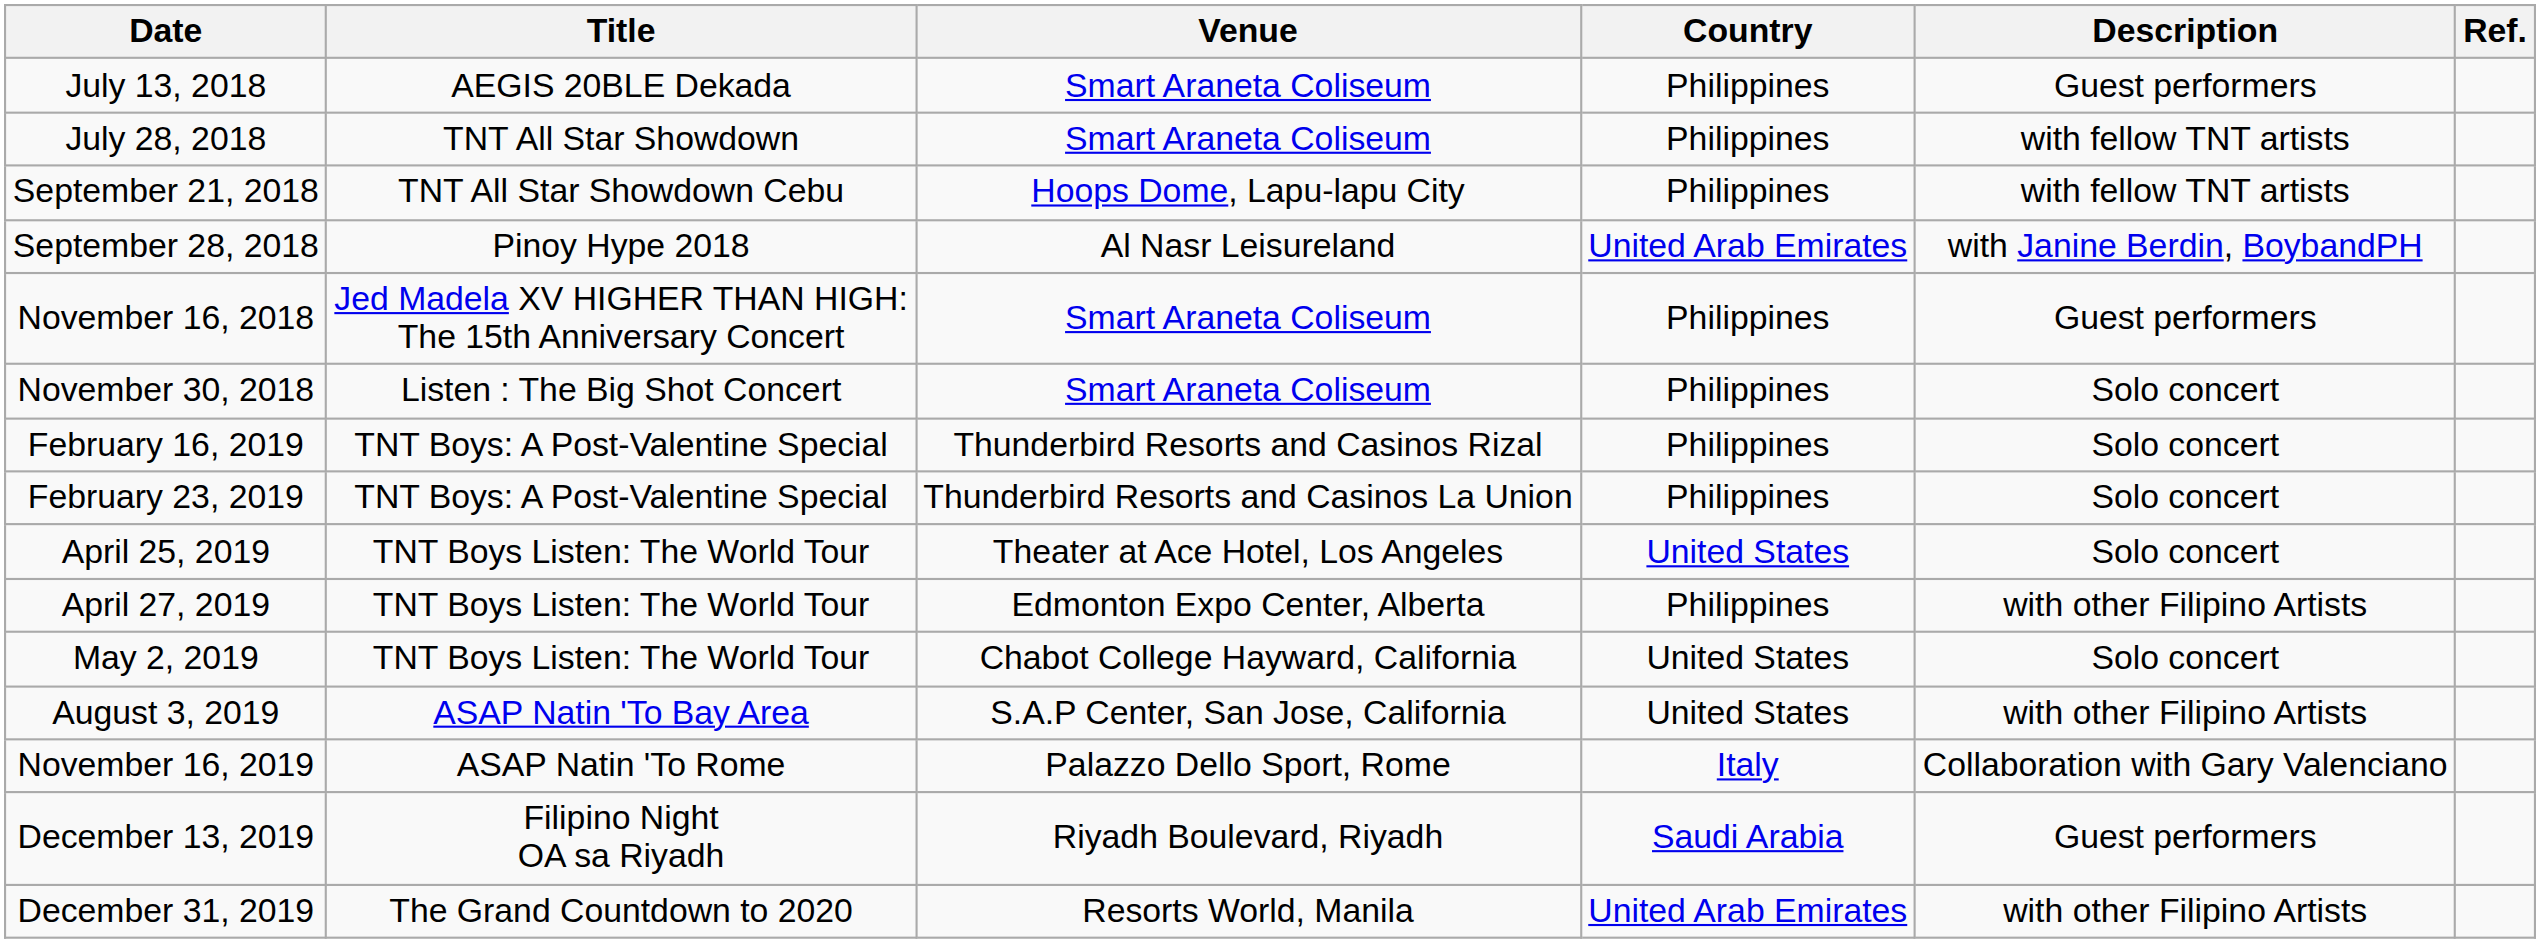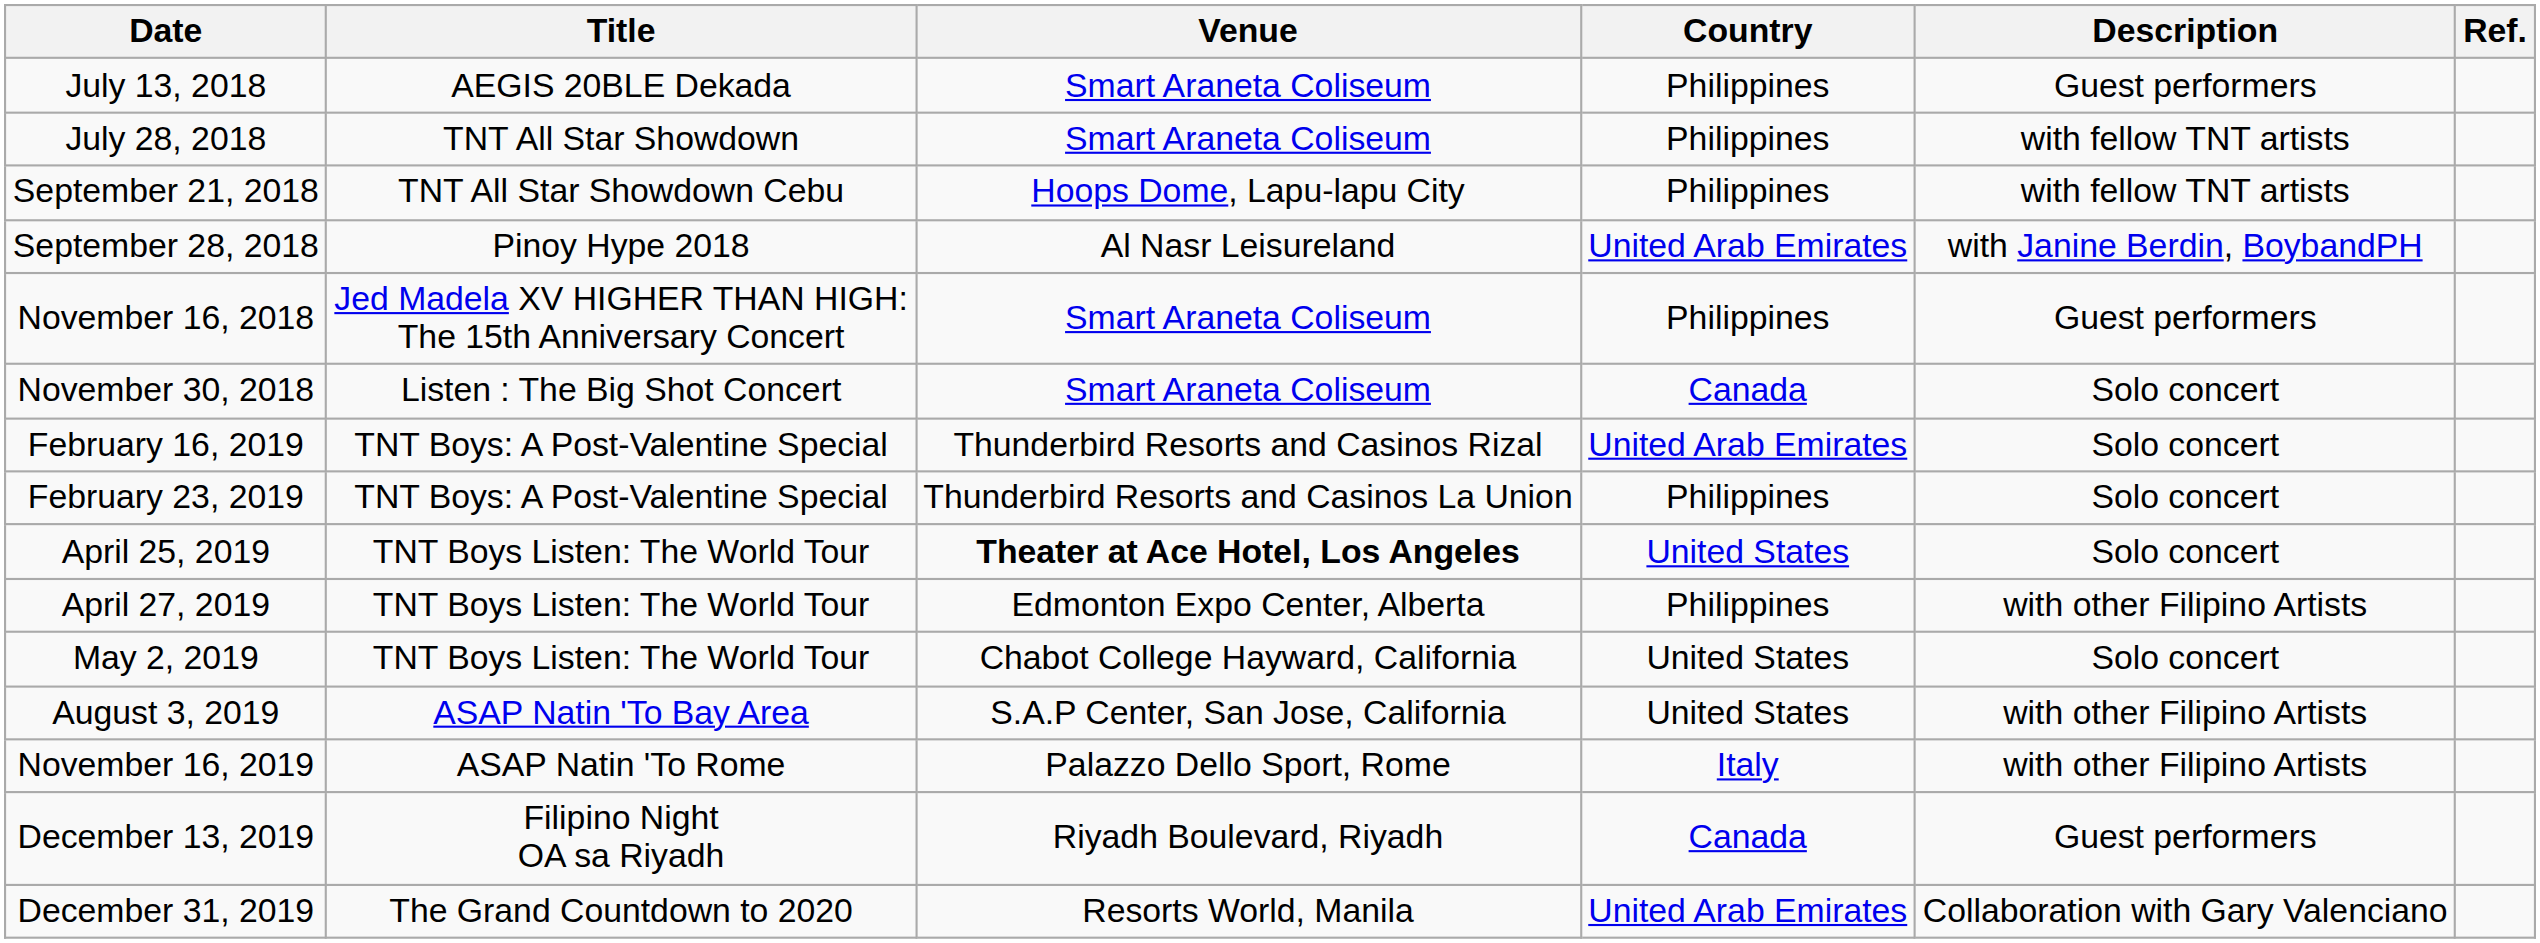(1748, 390) Philippines -> (1748, 390) Canada
(1748, 444) Philippines -> (1748, 444) United Arab Emirates
(1248, 551) normal -> (1248, 551) bold
(2185, 765) Collaboration with Gary Valenciano -> (2185, 765) with other Filipino Artists
(1748, 837) Saudi Arabia -> (1748, 837) Canada
(2185, 910) with other Filipino Artists -> (2185, 910) Collaboration with Gary Valenciano
